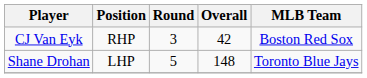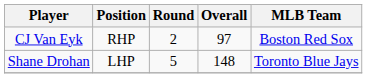(173, 38) 3 -> (173, 38) 2
(224, 38) 42 -> (224, 38) 97
